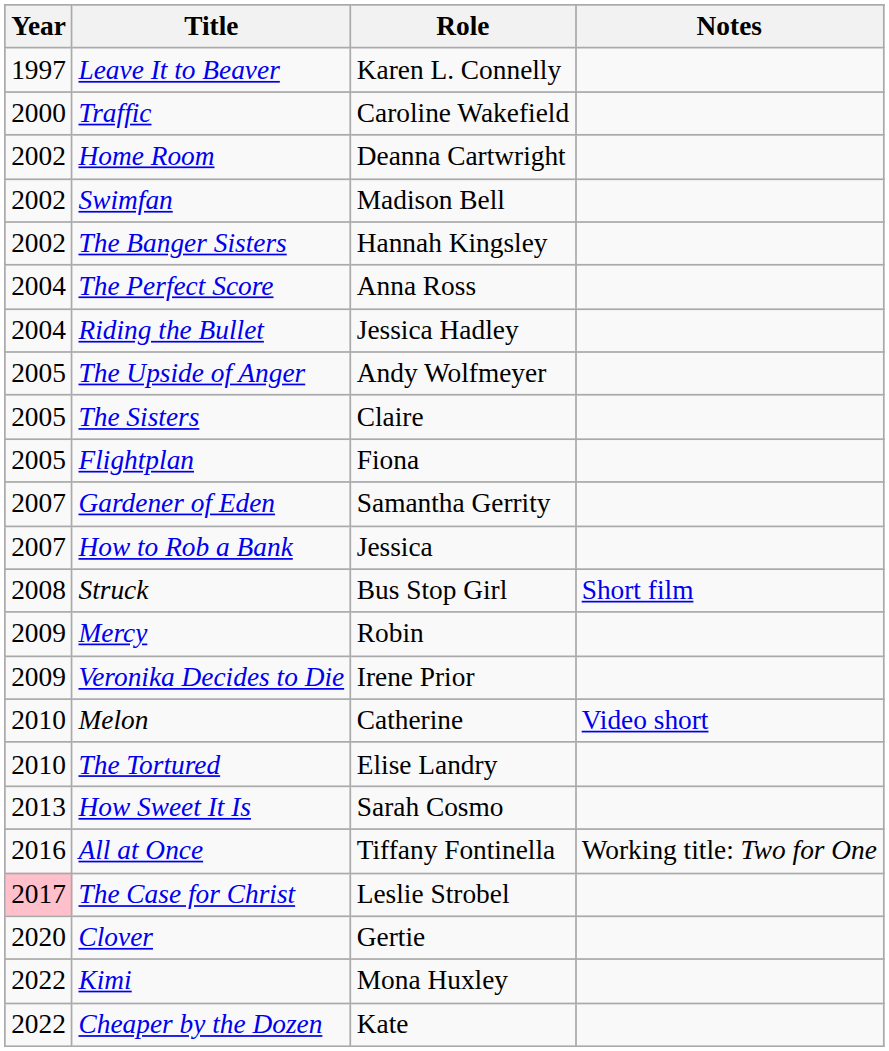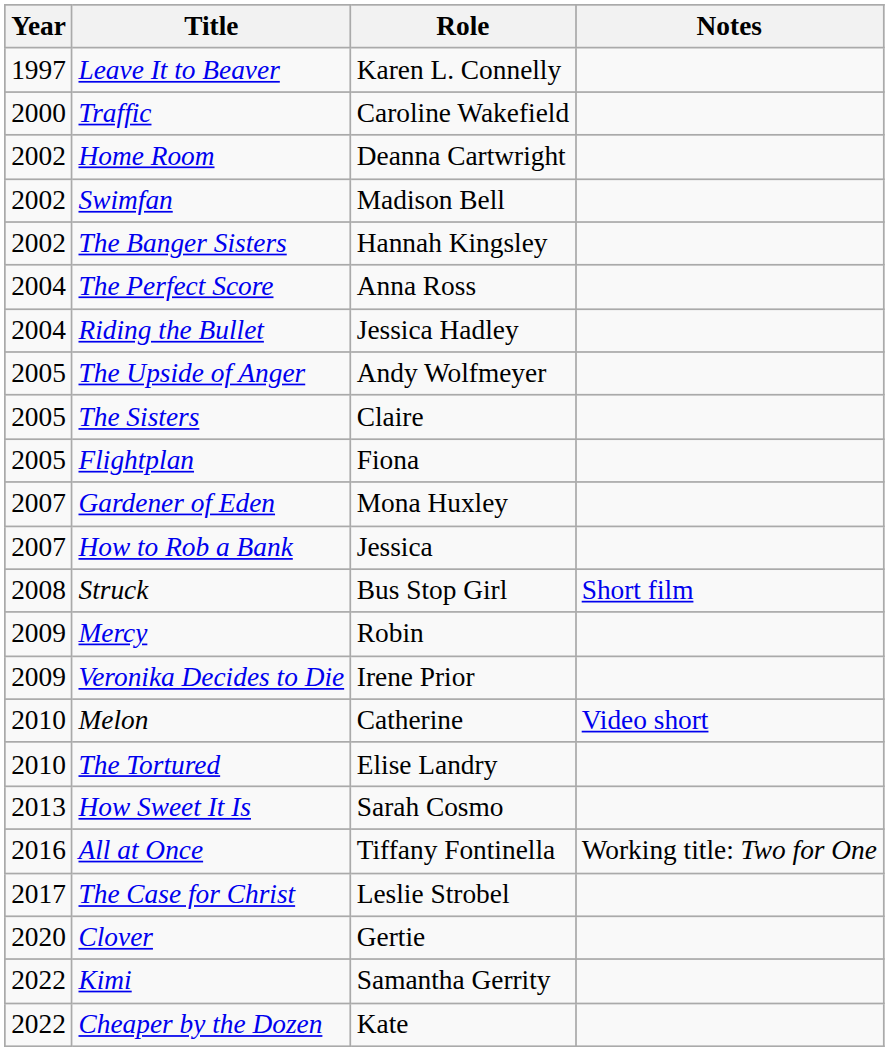(454, 503) Samantha Gerrity -> (432, 503) Mona Huxley
(39, 894) pink background -> (39, 894) no background
(432, 980) Mona Huxley -> (454, 980) Samantha Gerrity
